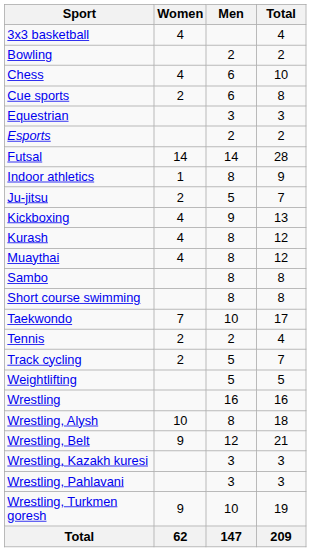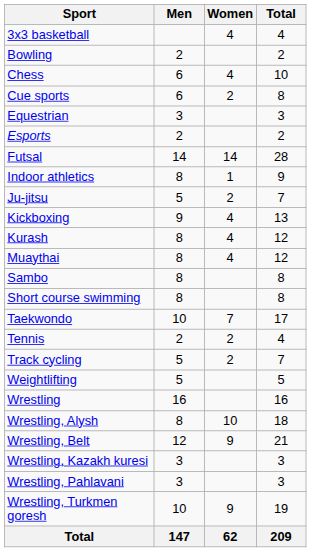columns swapped: (231, 14) <-> (180, 14)
